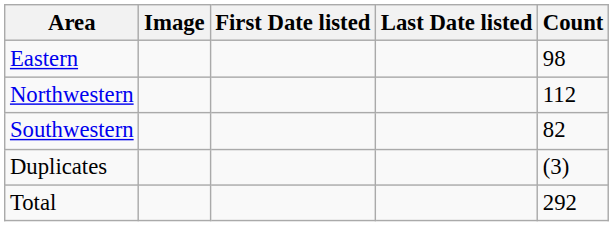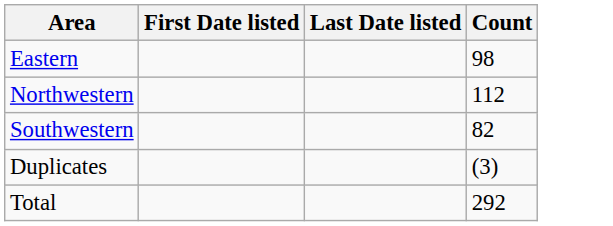- column: (174, 22)
